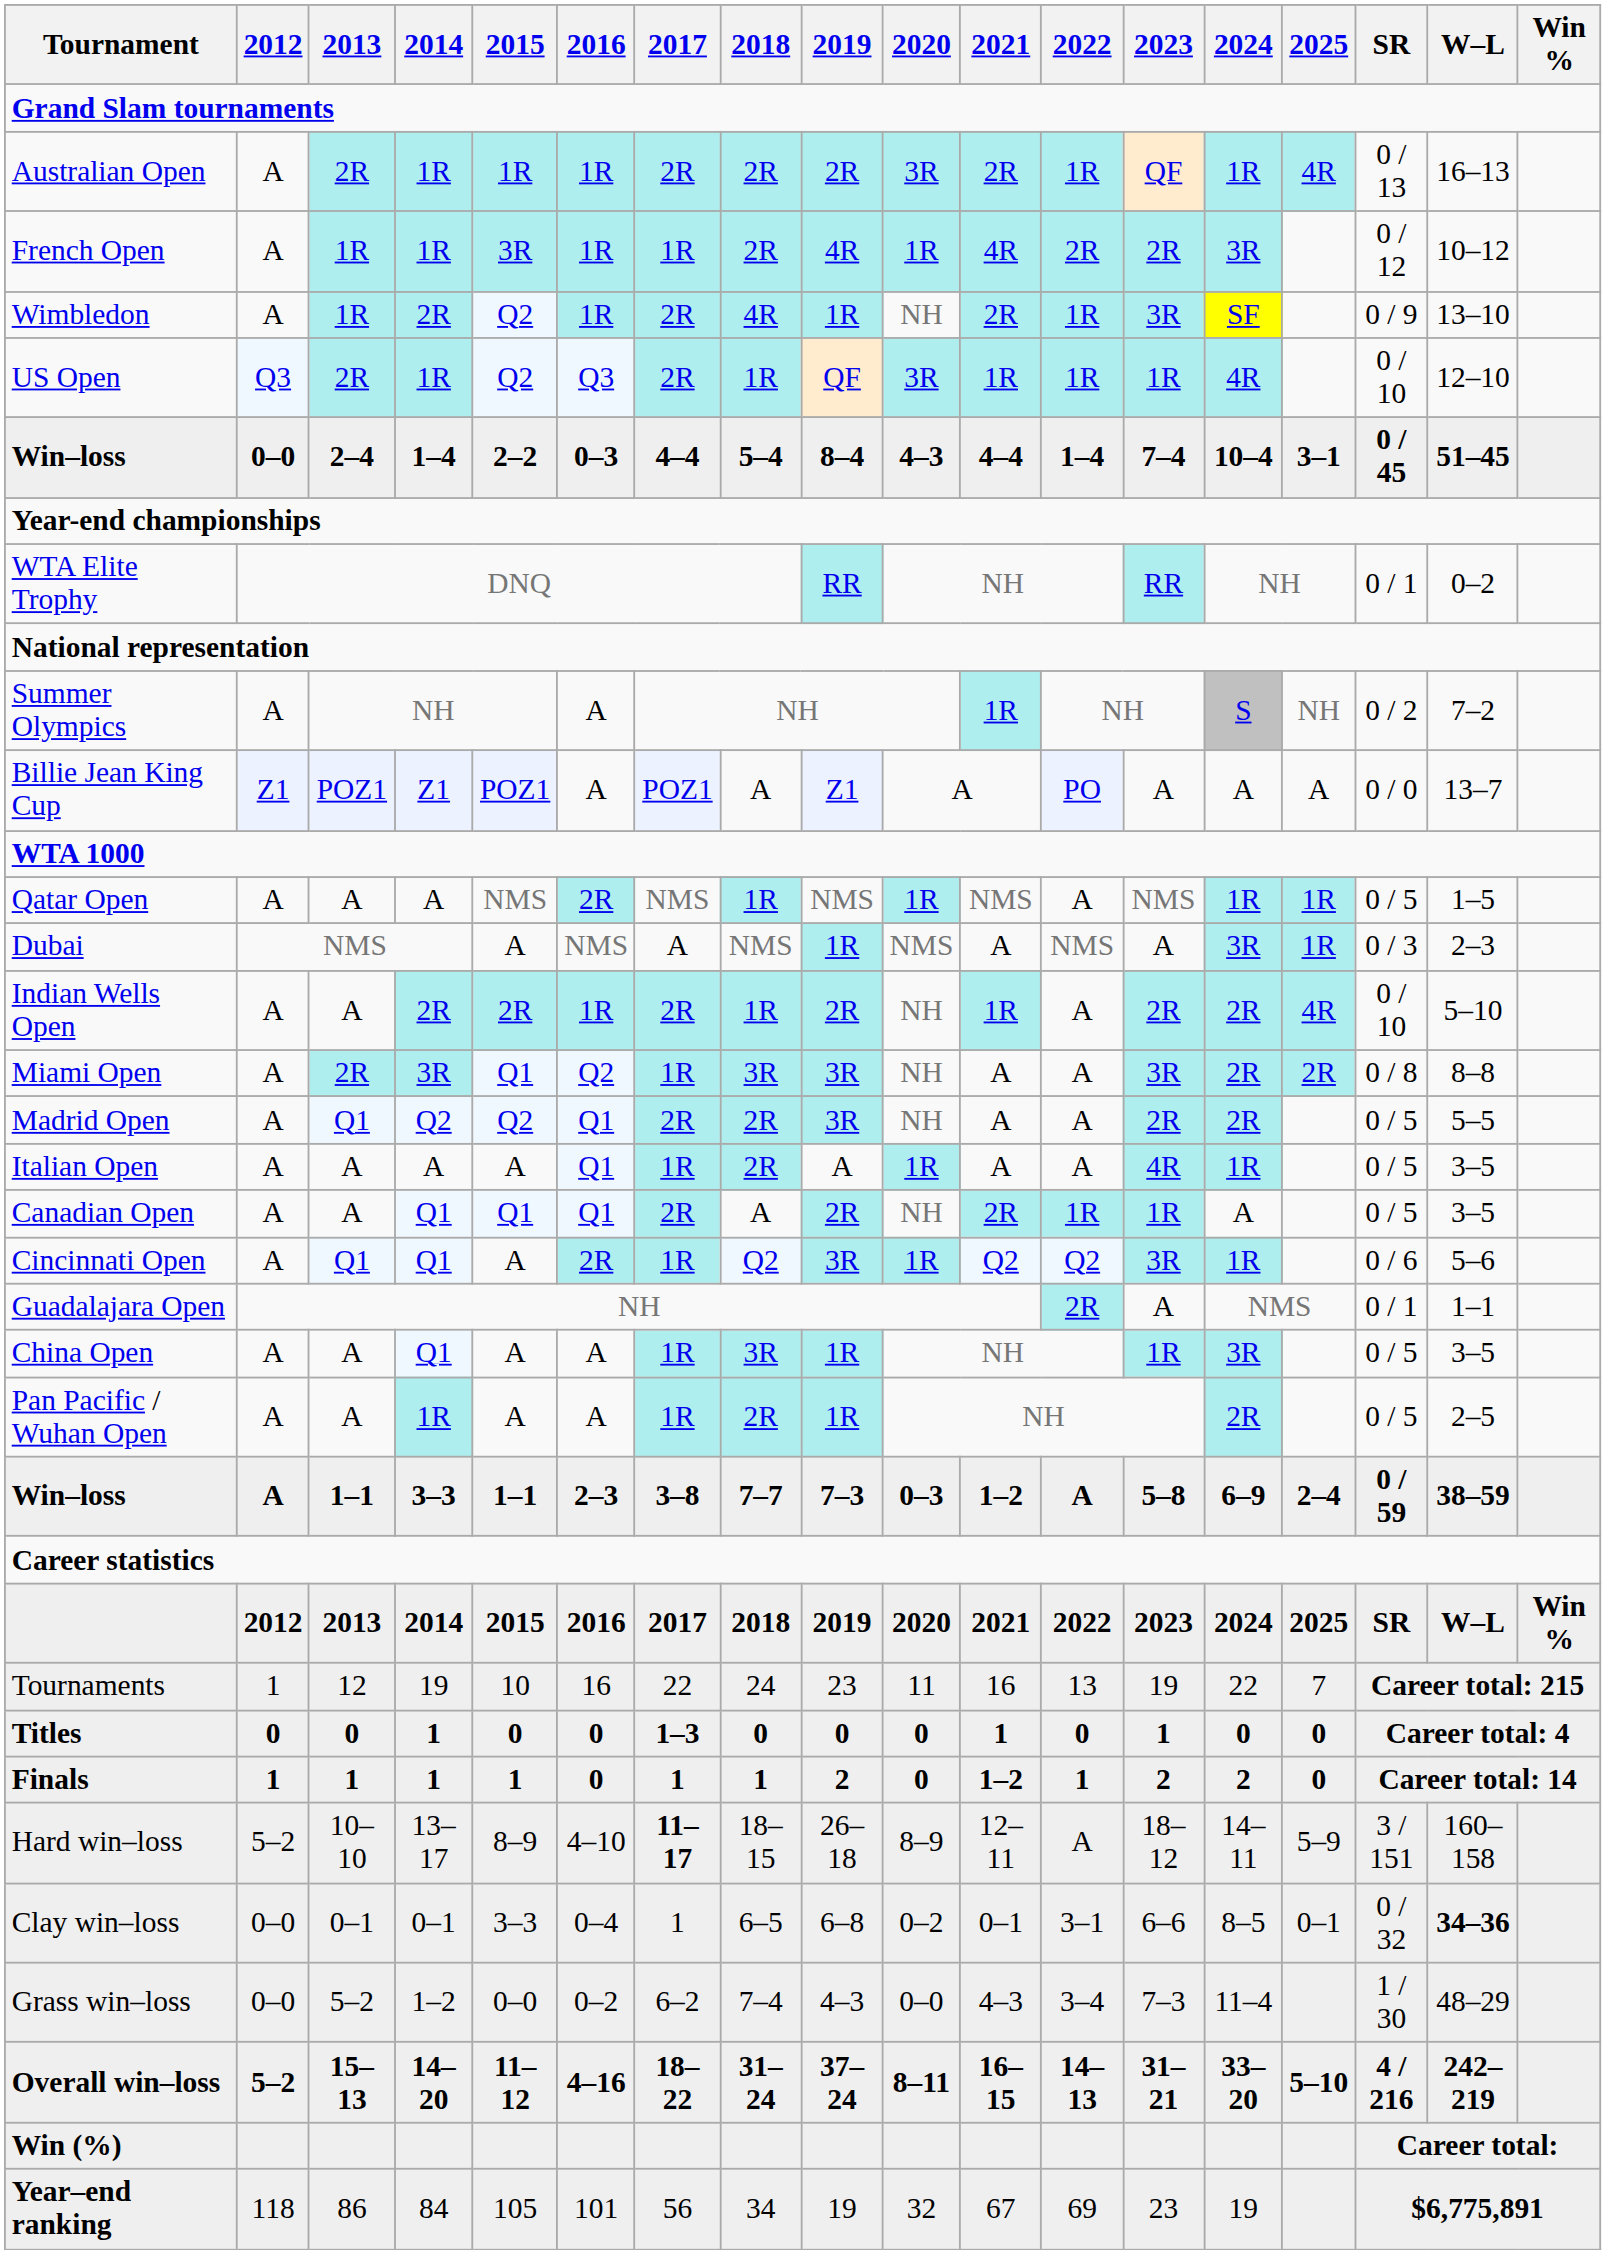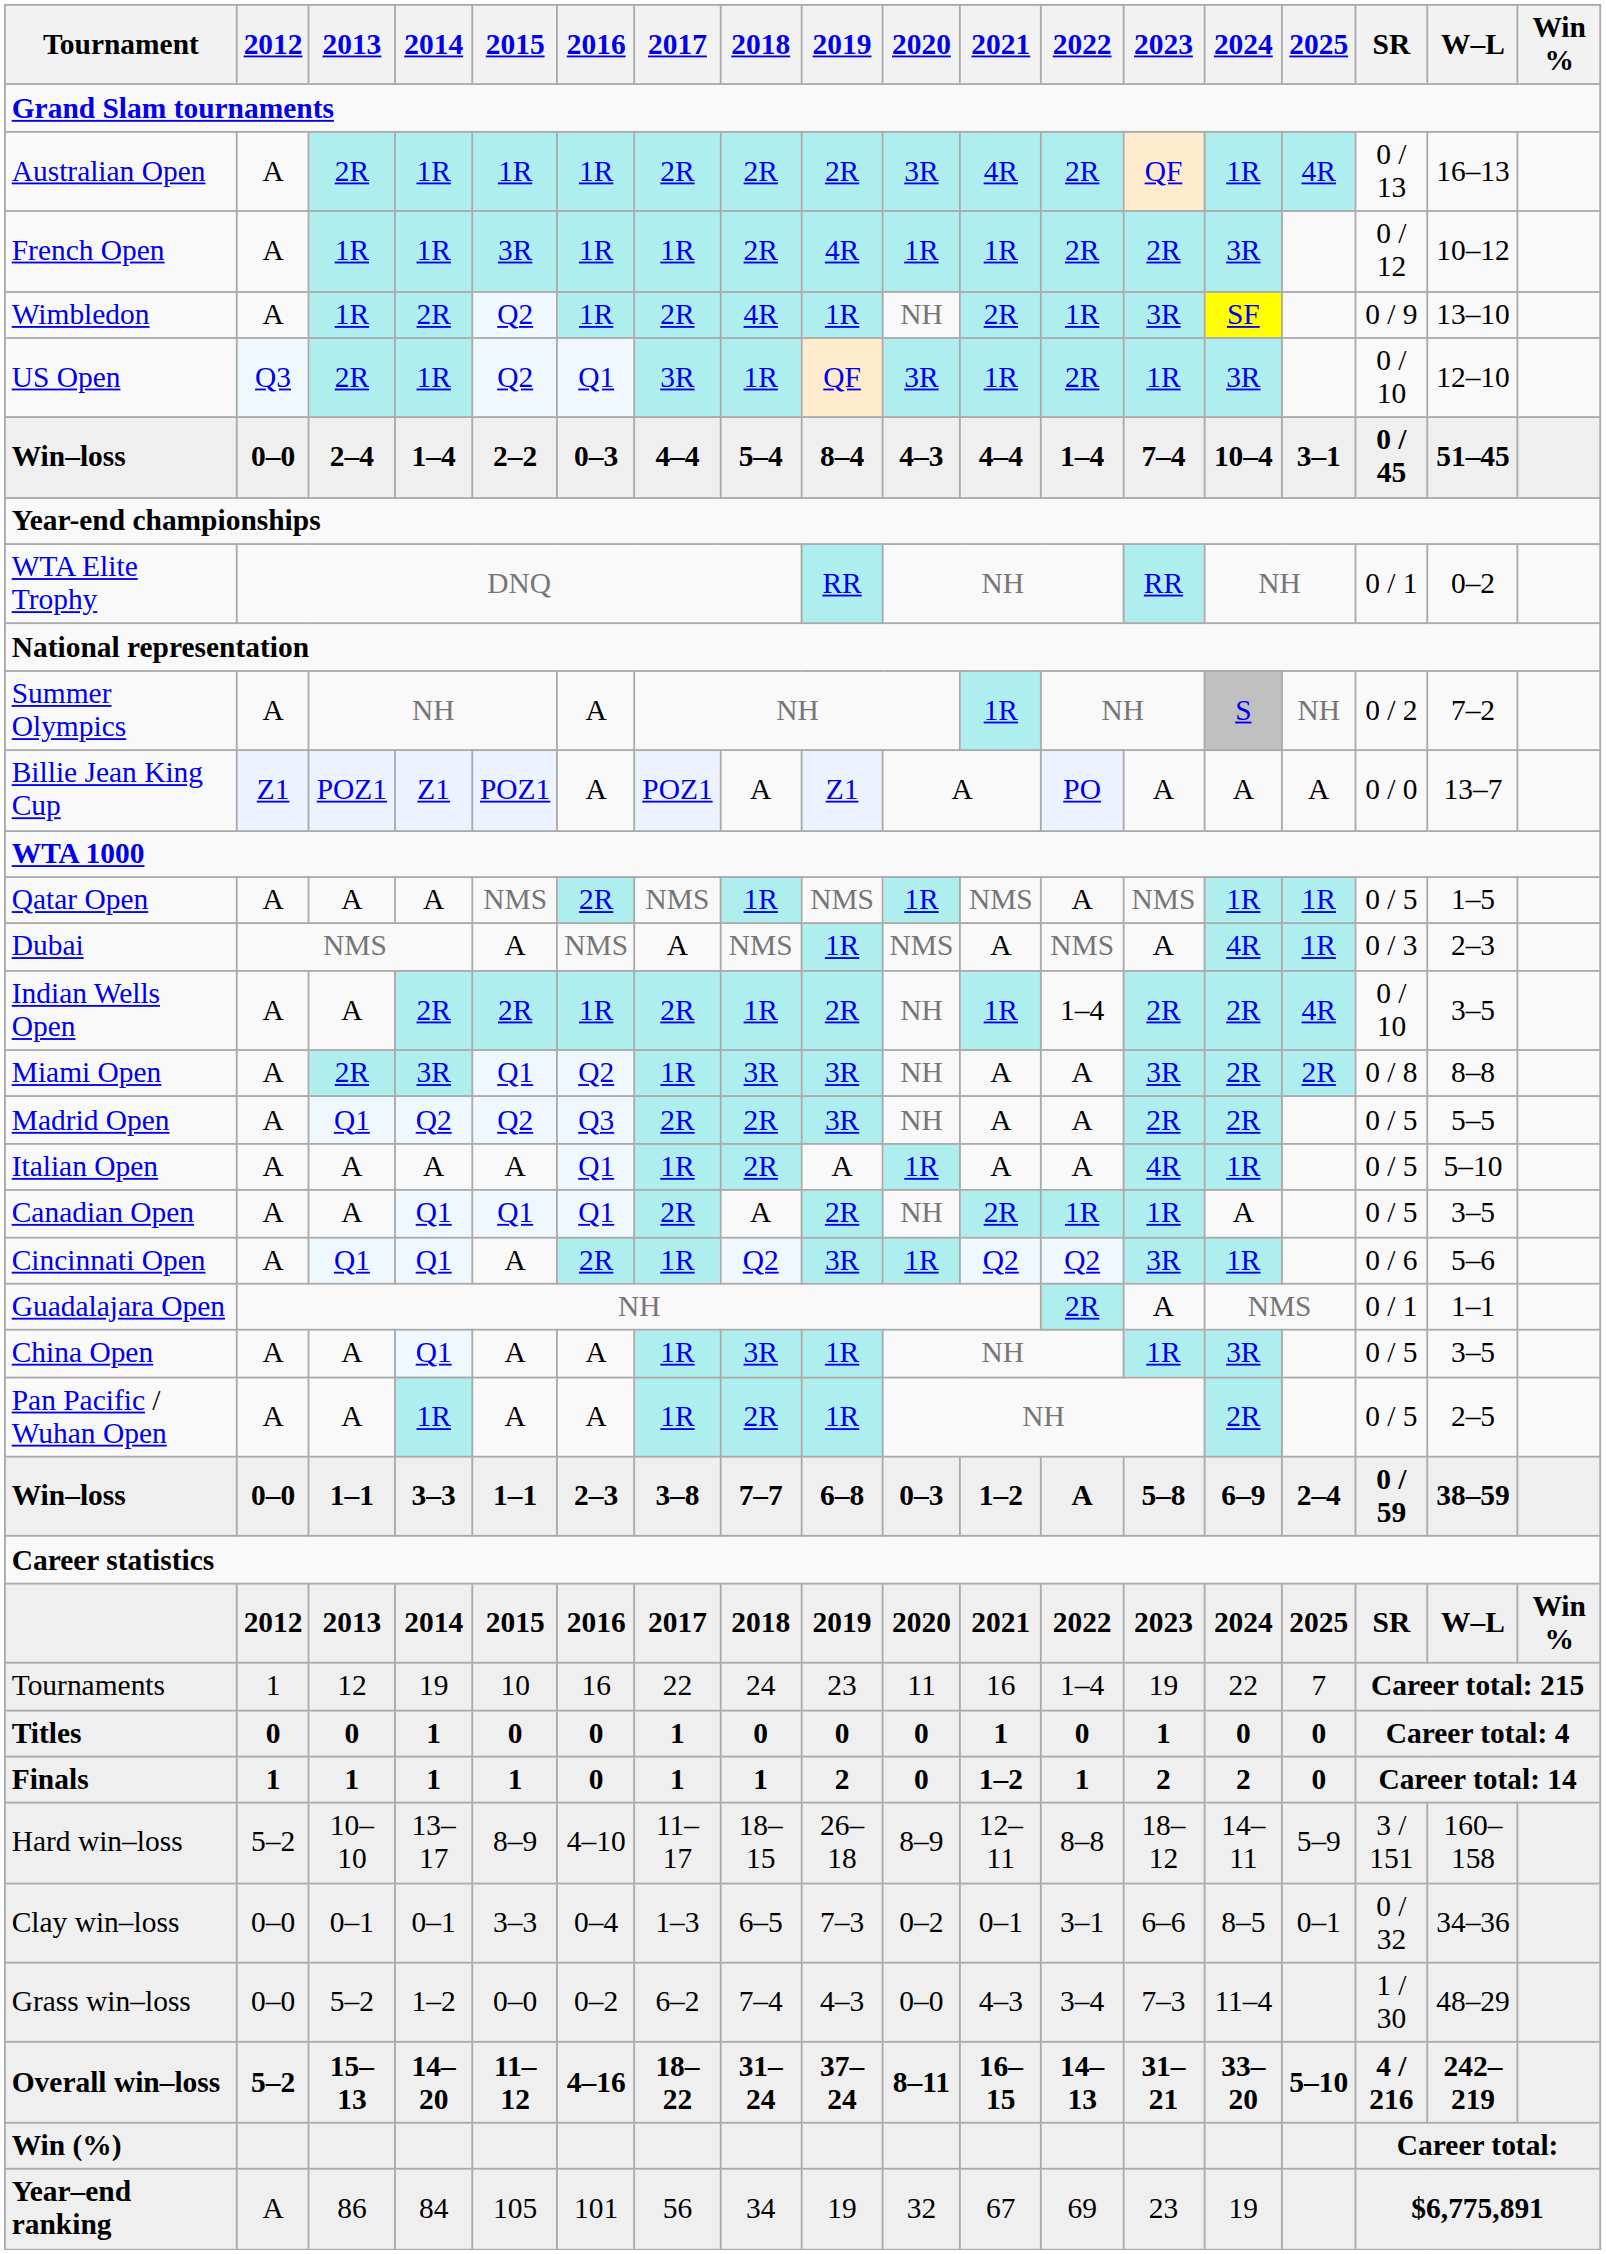(1001, 170) 2R -> (1001, 170) 4R
(1082, 170) 1R -> (1082, 170) 2R
(1001, 250) 4R -> (1001, 250) 1R
(596, 377) Q3 -> (596, 377) Q1
(677, 377) 2R -> (677, 377) 3R
(1082, 377) 1R -> (1082, 377) 2R
(1243, 377) 4R -> (1243, 377) 3R
(1243, 946) 3R -> (1243, 946) 4R
(1082, 1009) A -> (1082, 1009) 1–4
(1473, 1009) 5–10 -> (1473, 1009) 3–5
(596, 1119) Q1 -> (596, 1119) Q3
(1473, 1166) 3–5 -> (1473, 1166) 5–10
(273, 1496) A -> (273, 1496) 0–0
(842, 1496) 7–3 -> (842, 1496) 6–8
(1082, 1685) 13 -> (1082, 1685) 1–4
(677, 1732) 1–3 -> (677, 1732) 1
(677, 1842) bold -> (677, 1842) normal
(1082, 1842) A -> (1082, 1842) 8–8
(677, 1922) 1 -> (677, 1922) 1–3
(842, 1922) 6–8 -> (842, 1922) 7–3
(1473, 1922) bold -> (1473, 1922) normal
(273, 2208) 118 -> (273, 2208) A
